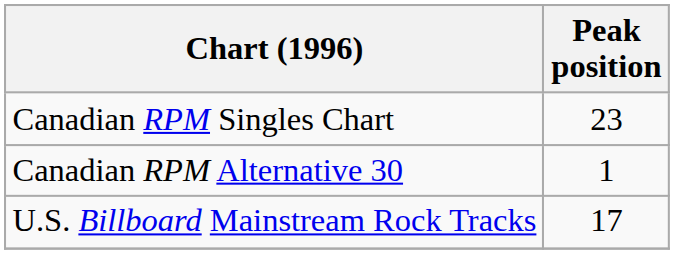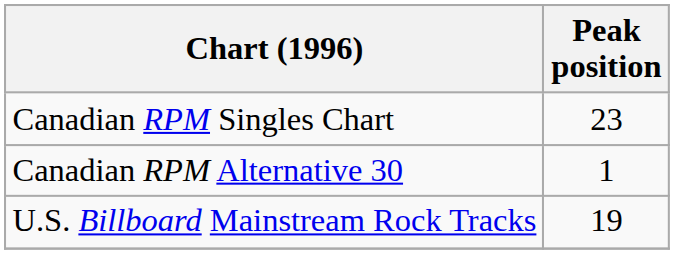(606, 221) 17 -> (606, 221) 19
